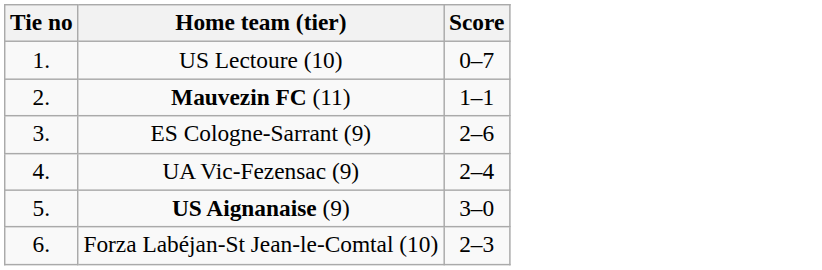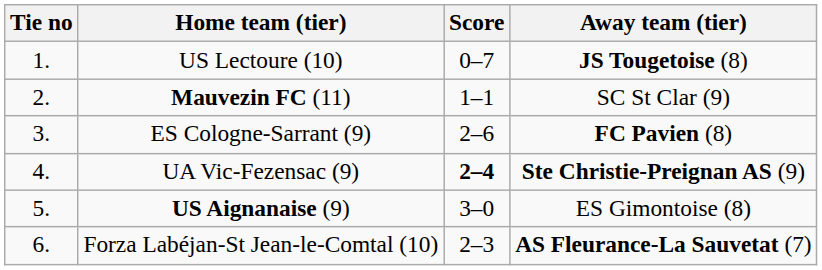+ column: (663, 23)
(477, 171) normal -> (477, 171) bold
